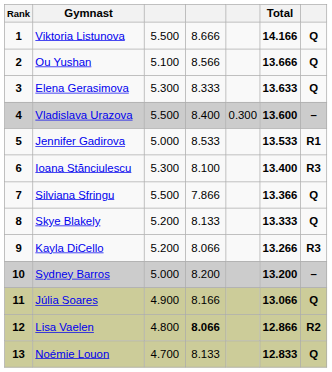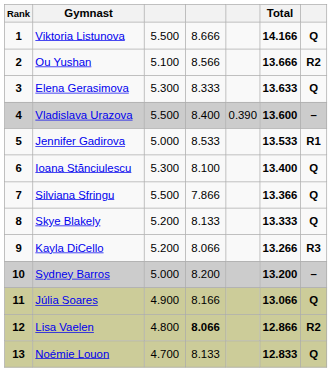(314, 62) Q -> (314, 62) R2
(243, 115) 0.300 -> (243, 115) 0.390
(314, 168) R3 -> (314, 168) Q
